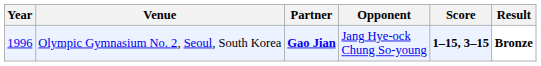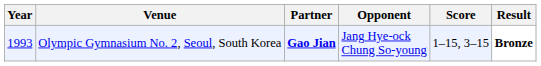(20, 43) 1996 -> (20, 43) 1993
(461, 43) bold -> (461, 43) normal
